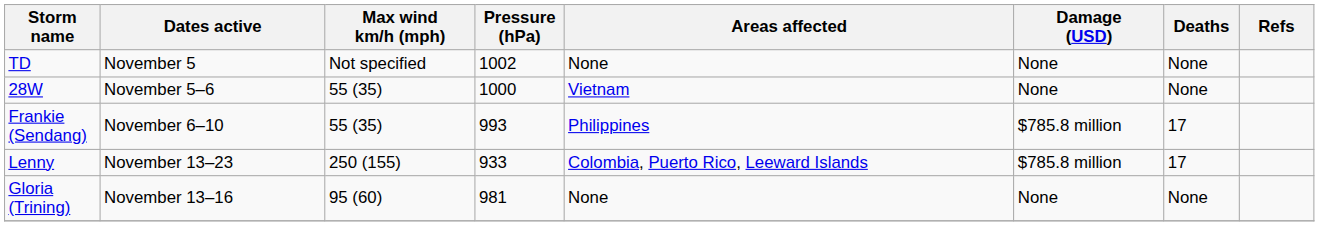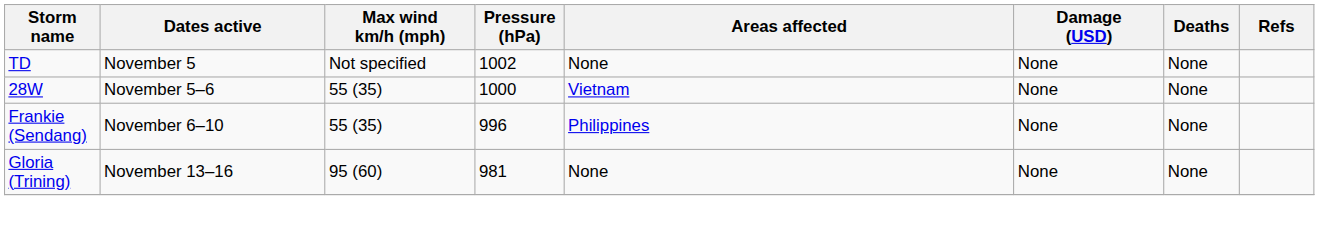(493, 126) 993 -> (493, 126) 996
(1070, 126) $785.8 million -> (1038, 126) None
(1177, 126) 17 -> (1188, 126) None
- row: (31, 162)
